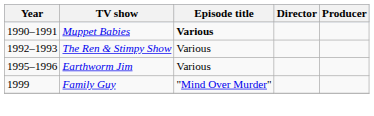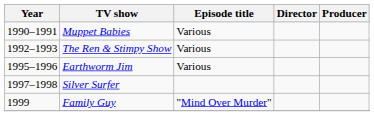(195, 31) bold -> (194, 31) normal
+ row: (91, 84)
